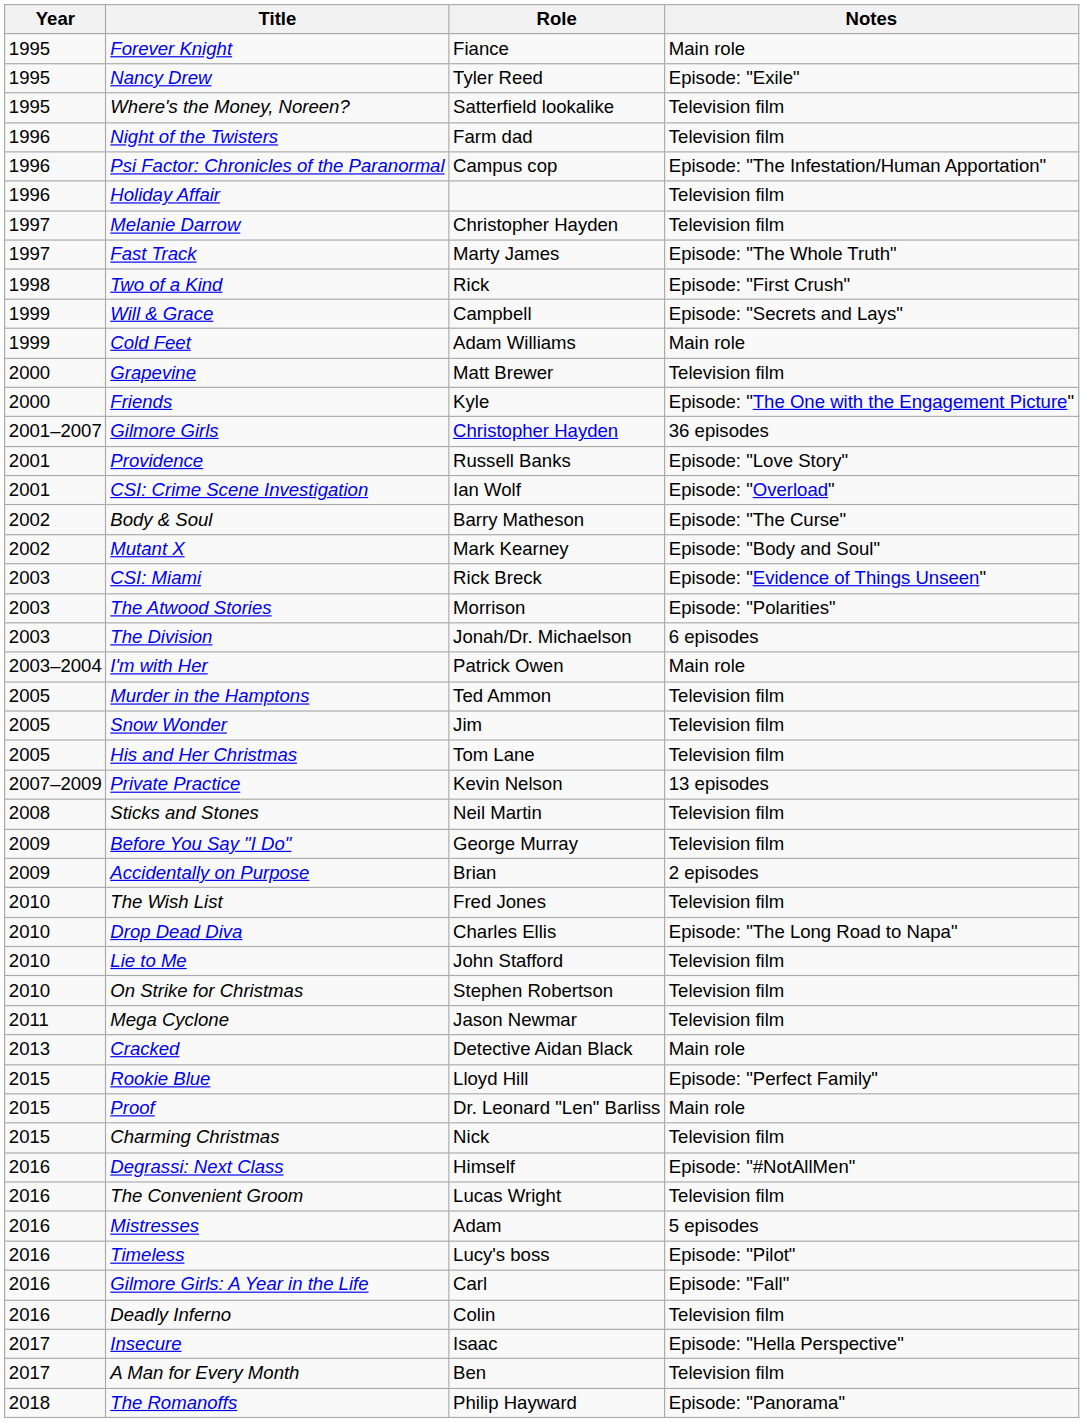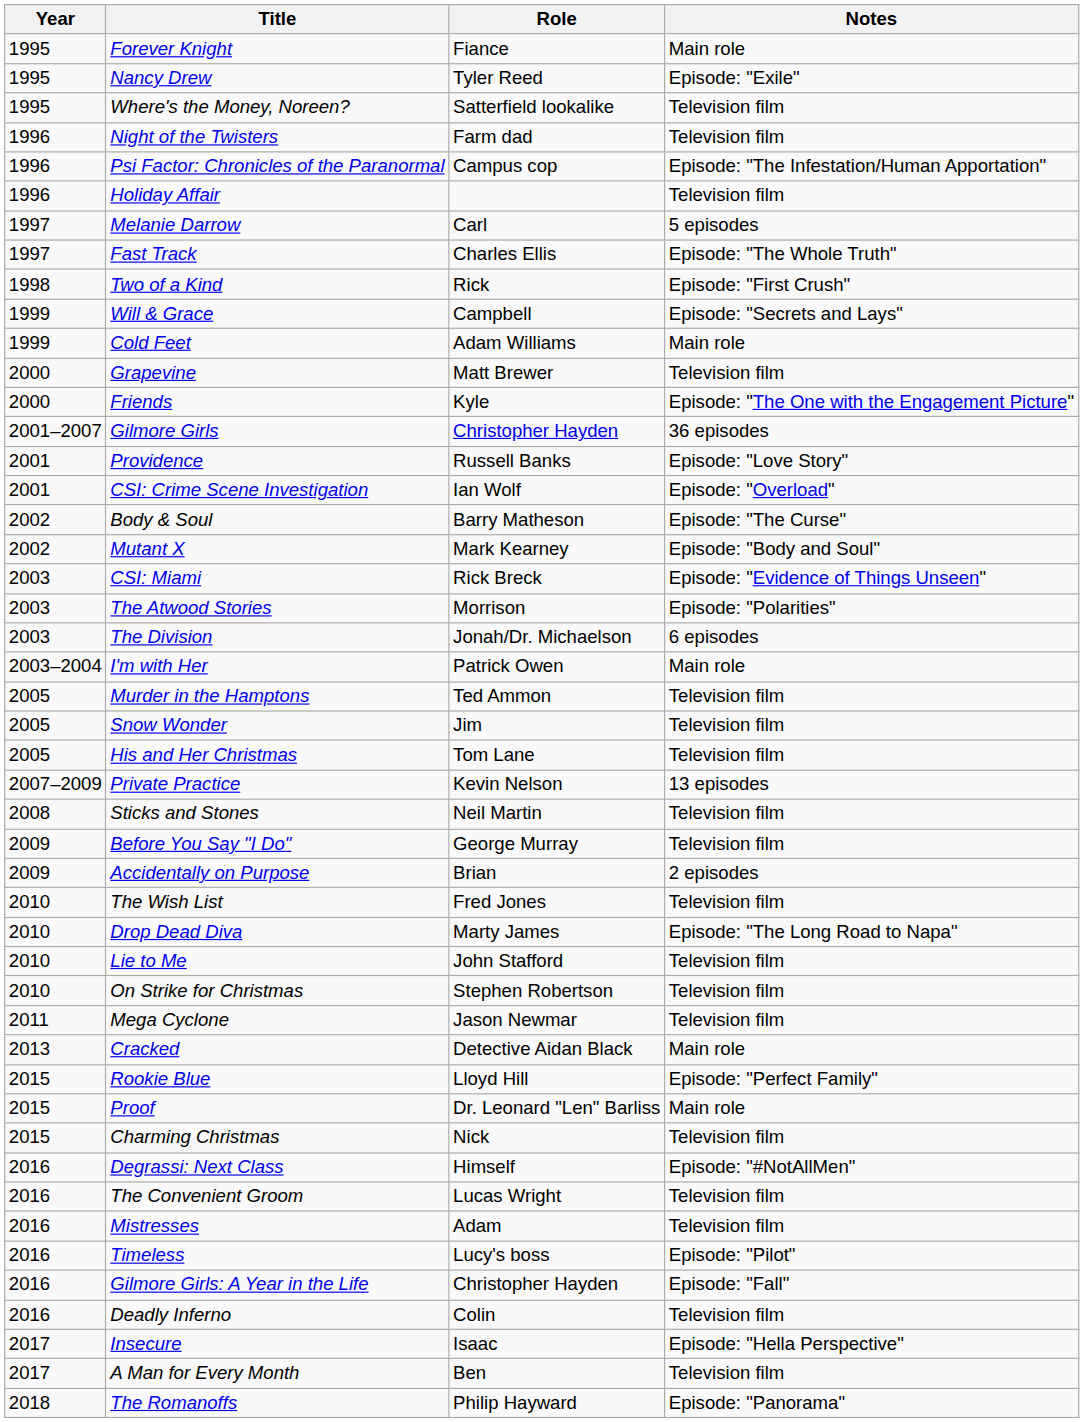(536, 225) Christopher Hayden -> (470, 225) Carl
(727, 225) Television film -> (714, 225) 5 episodes
(506, 254) Marty James -> (505, 254) Charles Ellis
(505, 931) Charles Ellis -> (506, 931) Marty James
(714, 1226) 5 episodes -> (727, 1226) Television film
(470, 1284) Carl -> (536, 1284) Christopher Hayden
